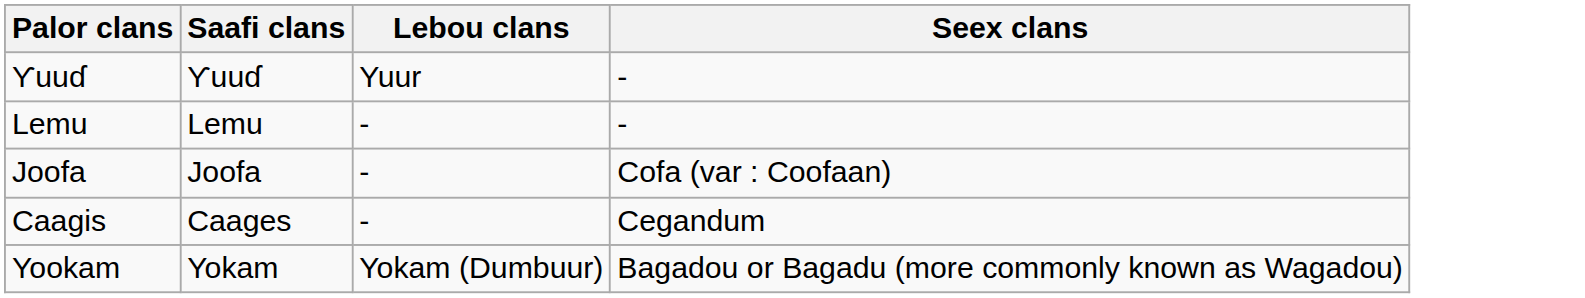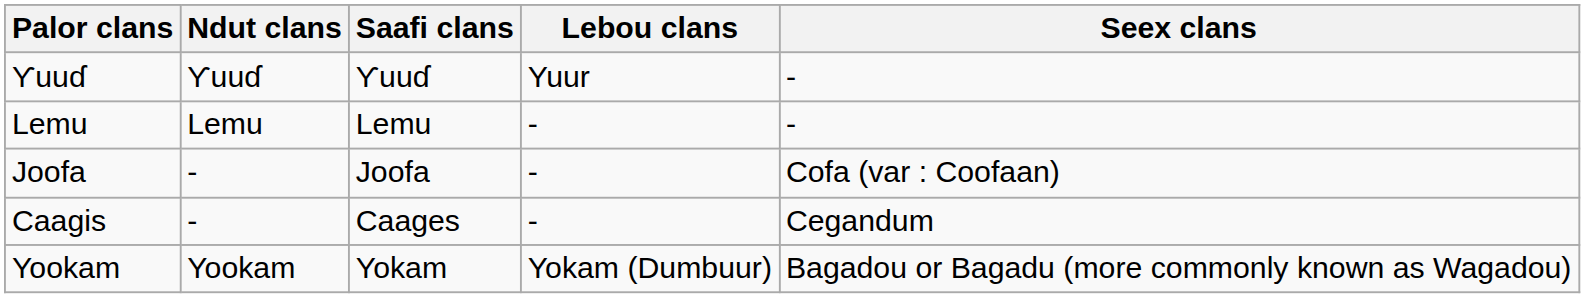+ column: (265, 28)
